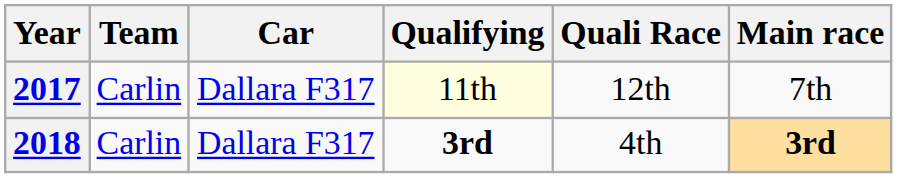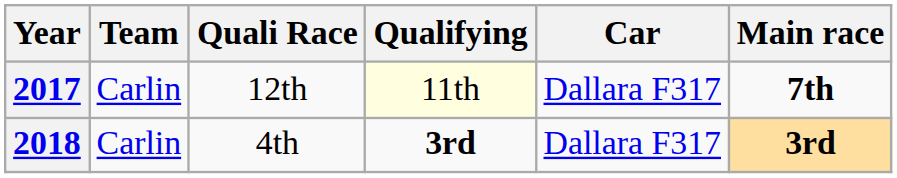columns swapped: (286, 32) <-> (641, 32)
(811, 88) normal -> (811, 88) bold
